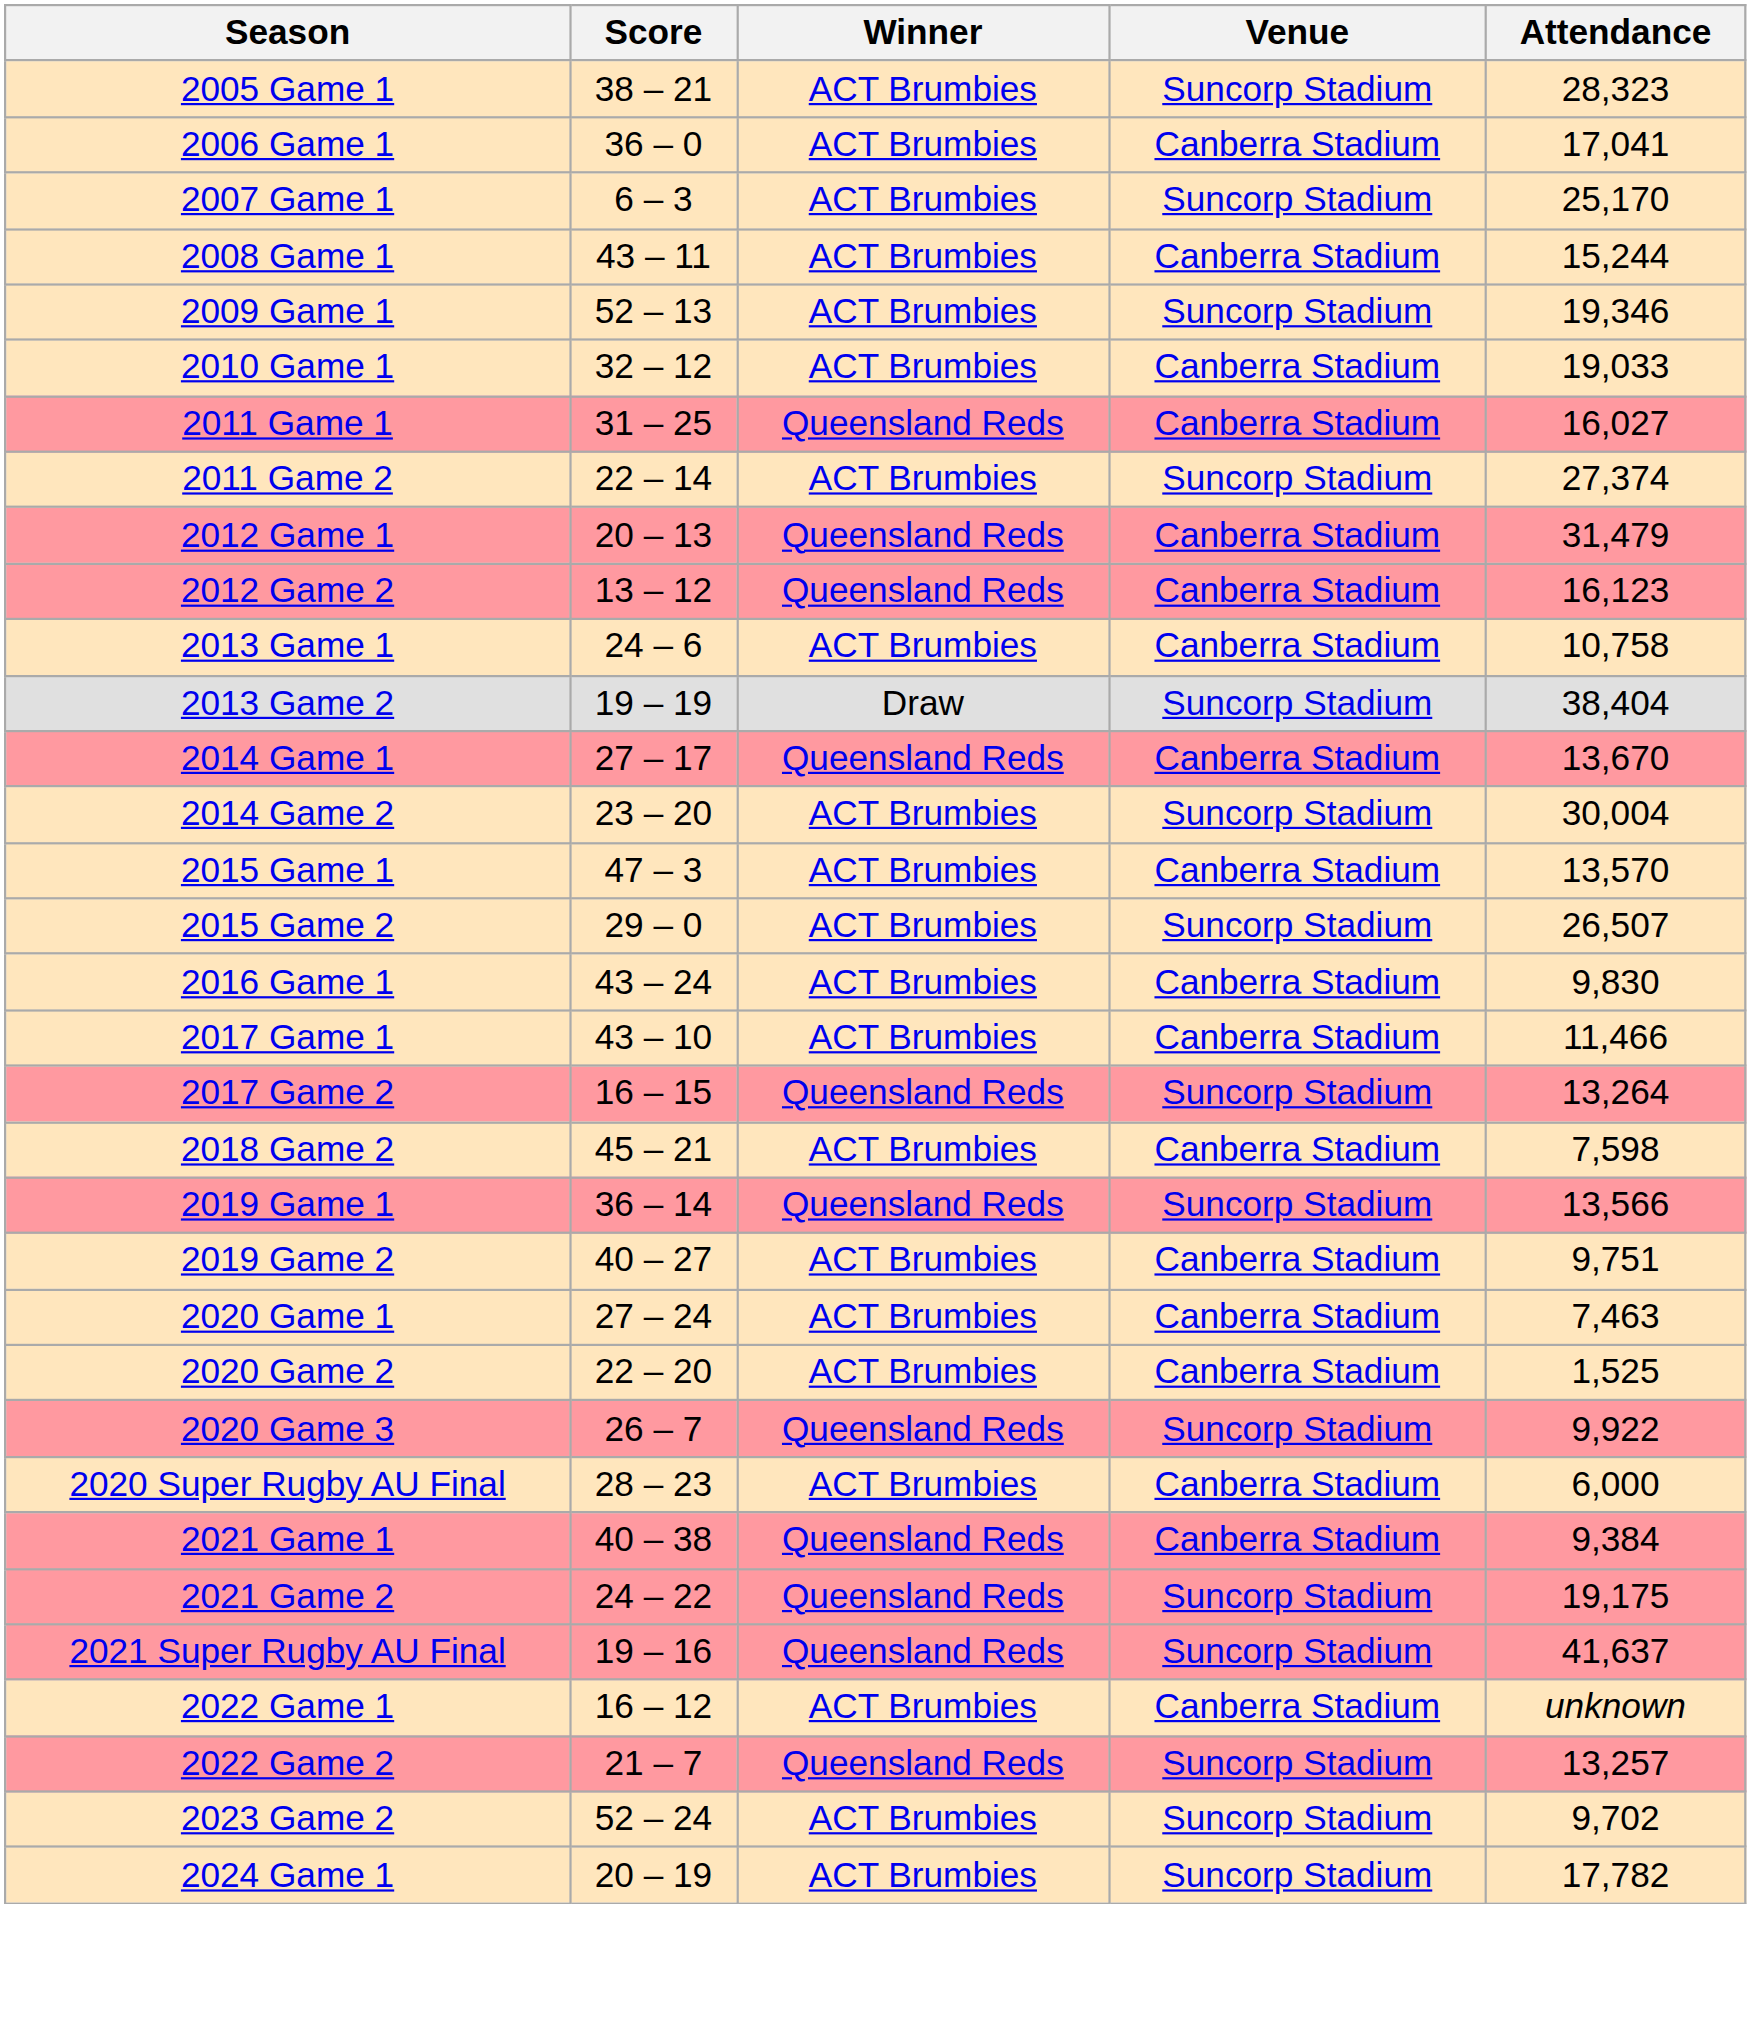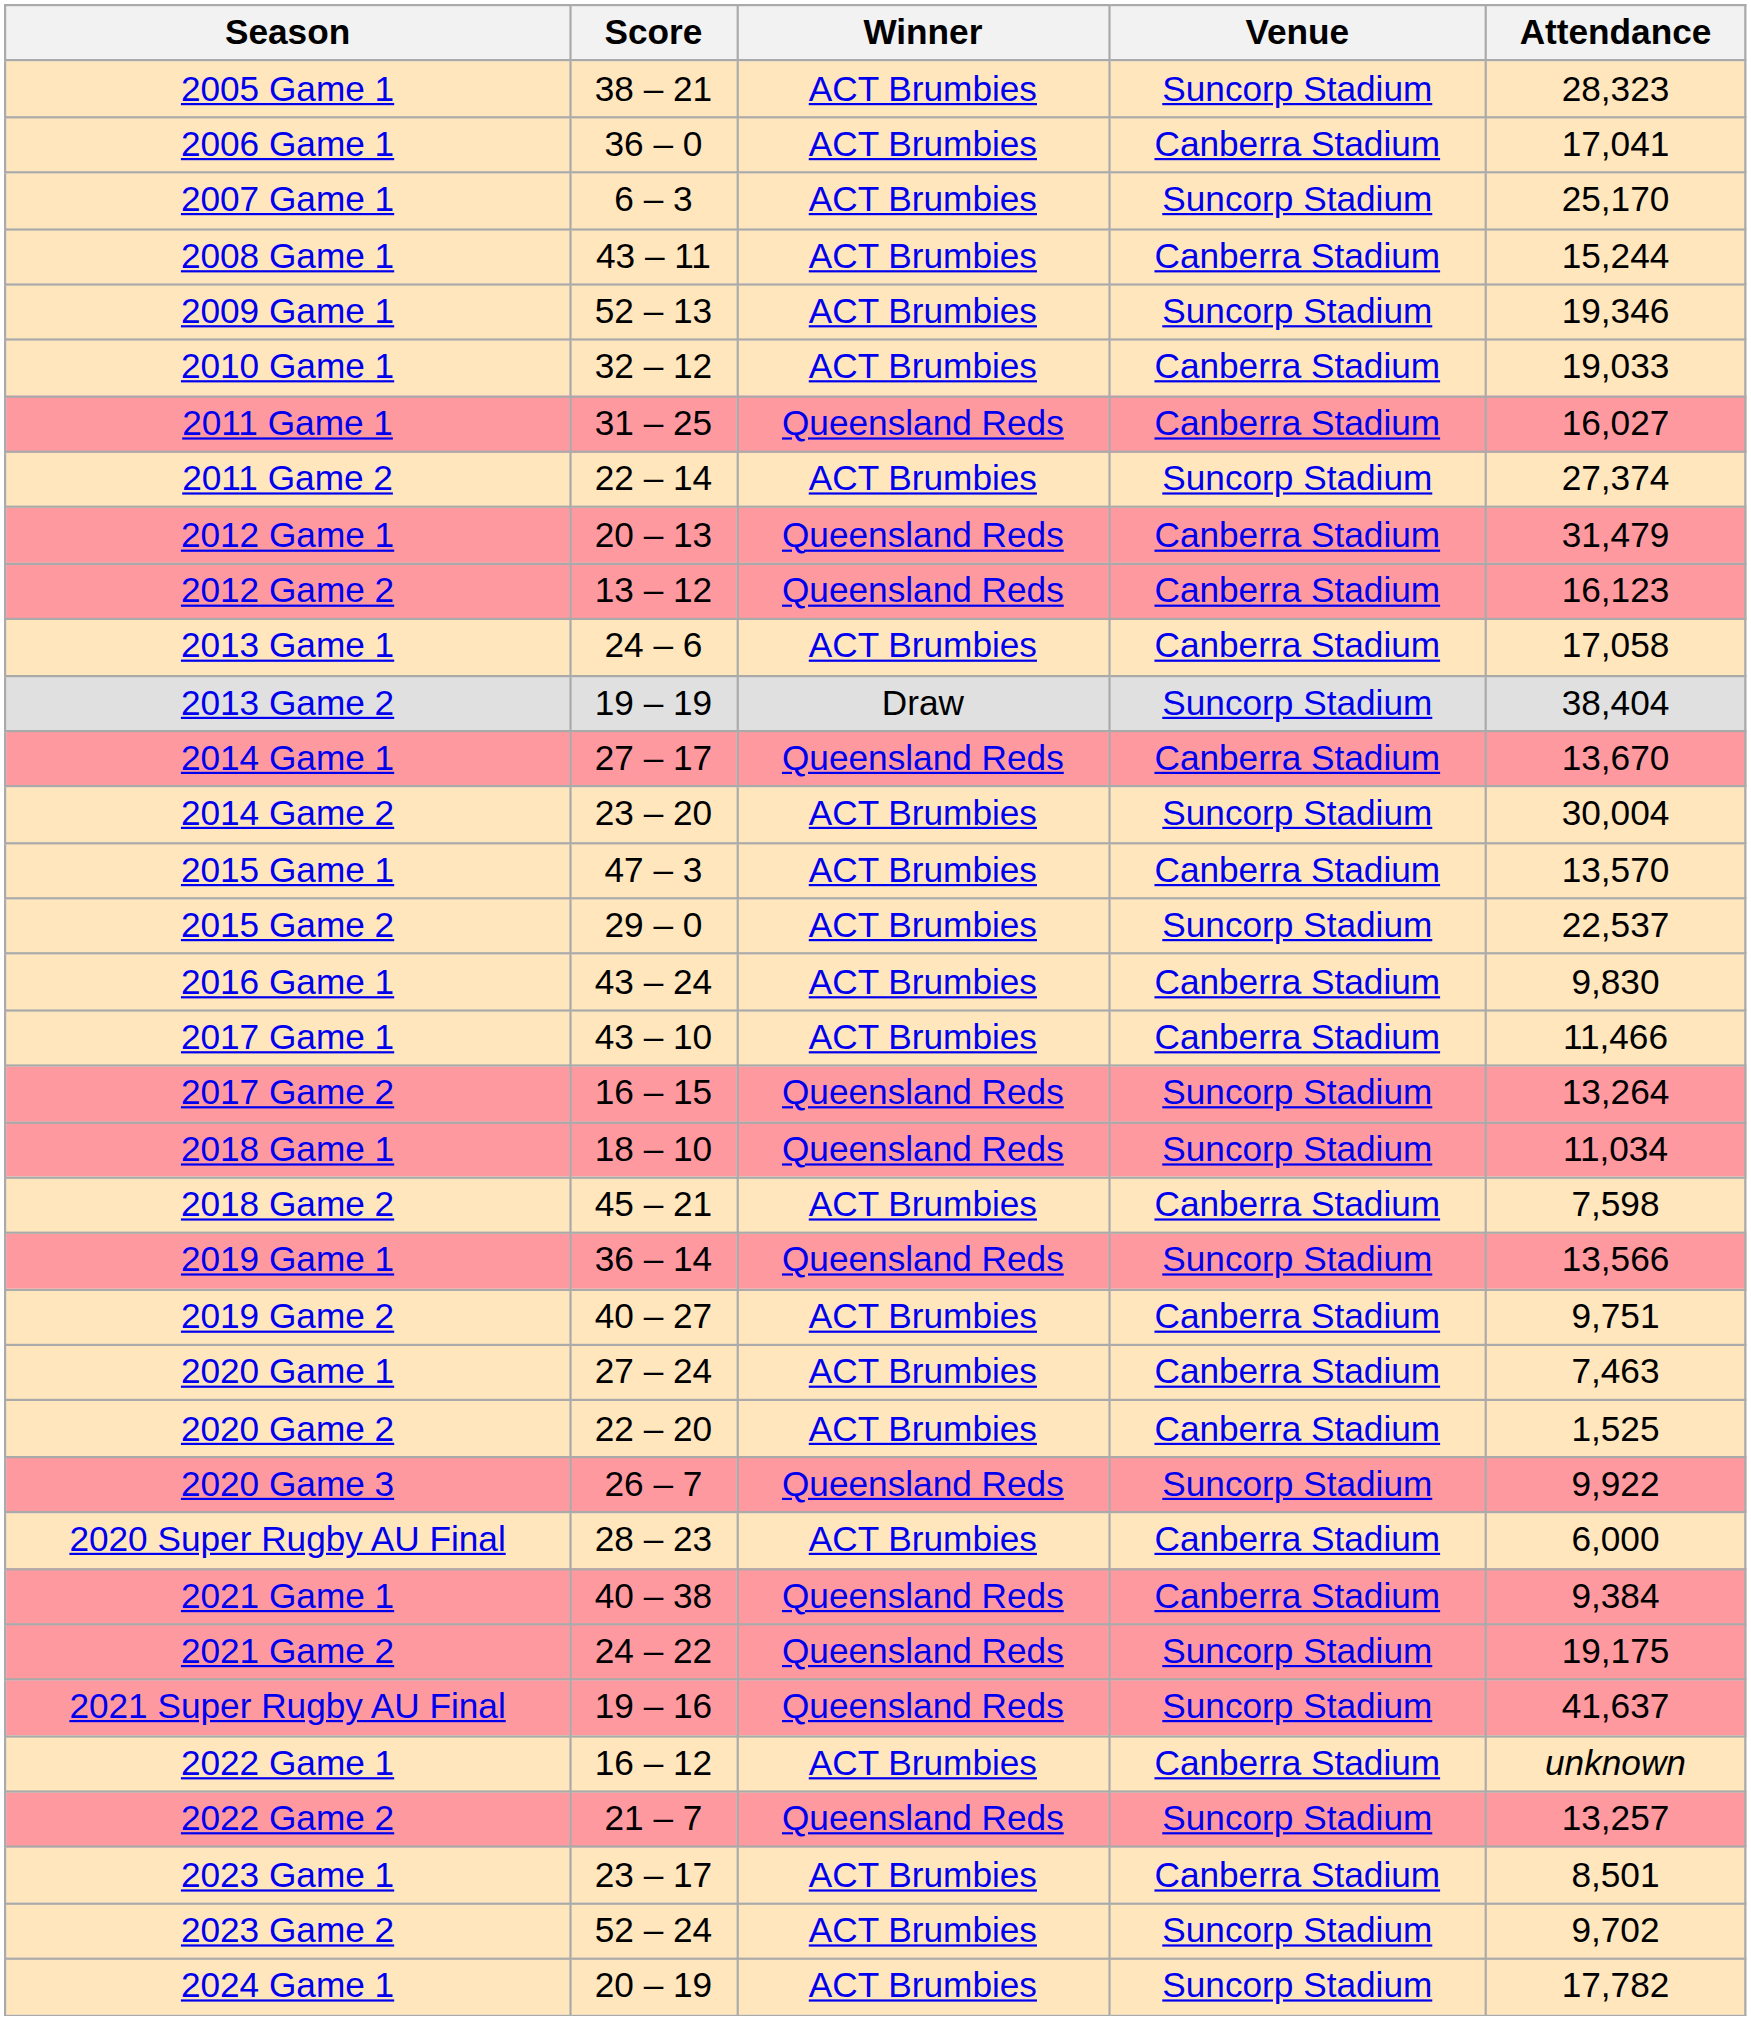(1616, 646) 10,758 -> (1616, 646) 17,058
(1616, 925) 26,507 -> (1616, 925) 22,537
+ row: (288, 1148)
+ row: (288, 1874)
